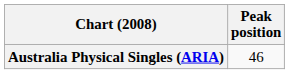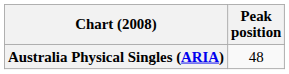(256, 56) 46 -> (256, 56) 48
